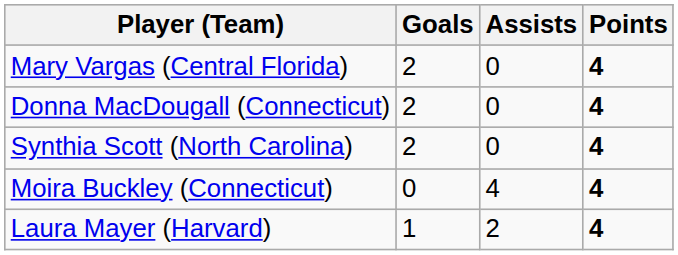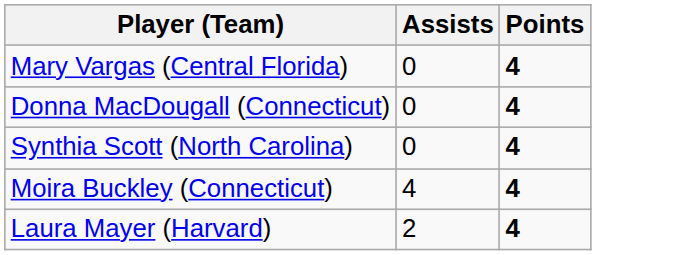- column: (438, 24)
